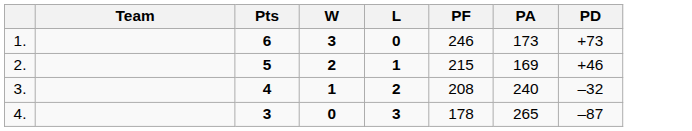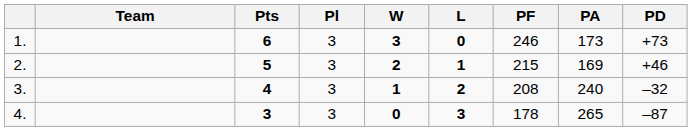+ column: (332, 16)
